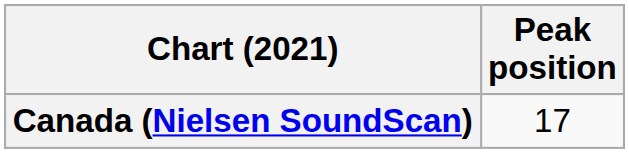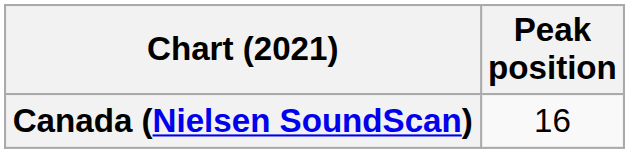(552, 120) 17 -> (552, 120) 16
